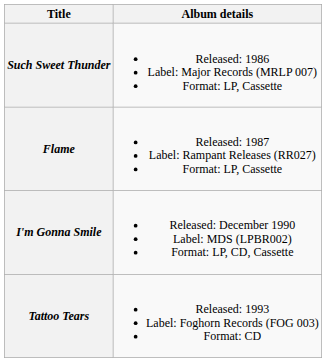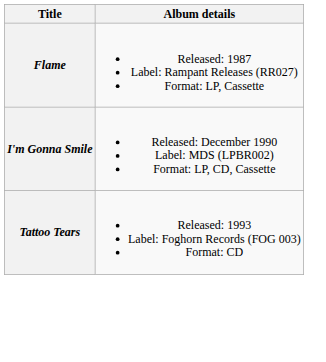- row: (59, 65)
